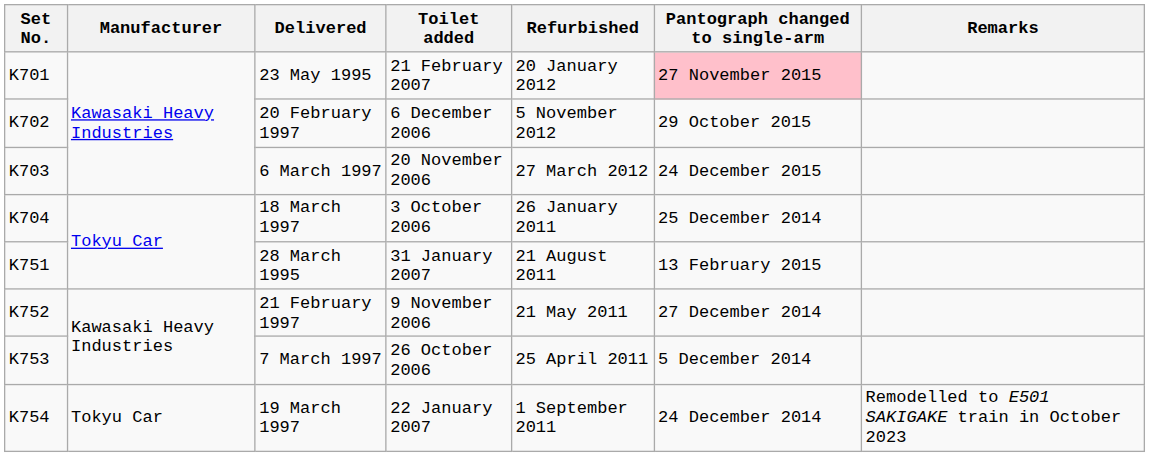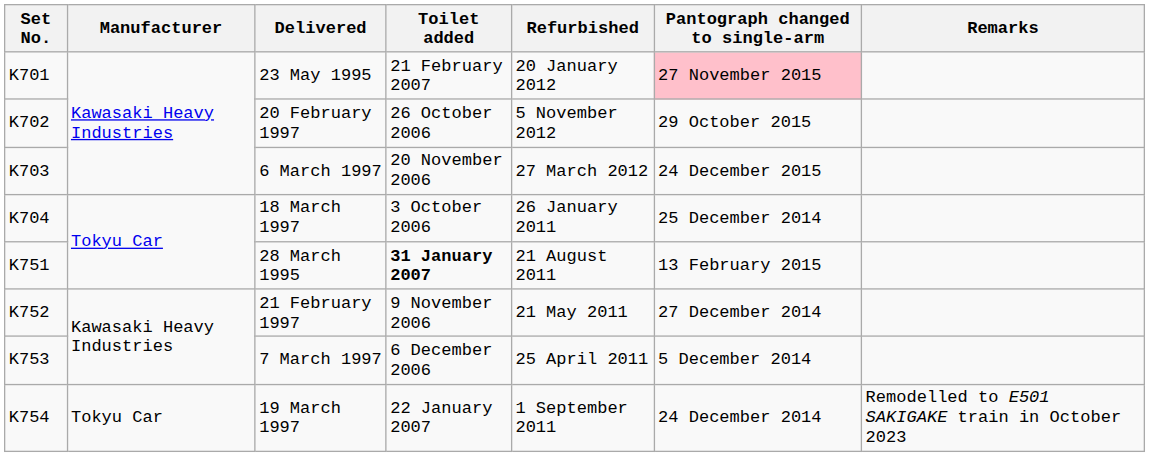(441, 123) 6 December 2006 -> (441, 123) 26 October 2006
(441, 265) normal -> (441, 265) bold
(441, 360) 26 October 2006 -> (441, 360) 6 December 2006
